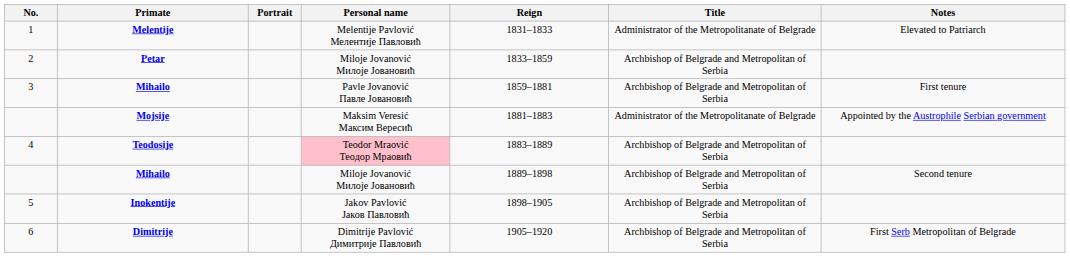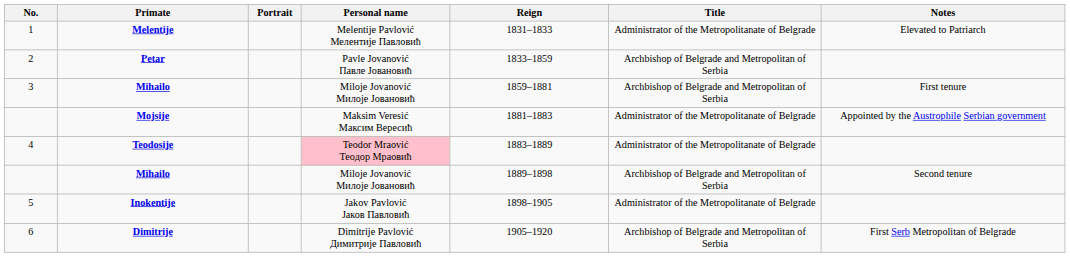(376, 64) Miloje Jovanović Милоје Јовановић -> (376, 64) Pavle Jovanović Павле Јовановић
(376, 93) Pavle Jovanović Павле Јовановић -> (376, 93) Miloje Jovanović Милоје Јовановић
(715, 151) Archbishop of Belgrade and Metropolitan of Serbia -> (715, 145) Administrator of the Metropolitanate of Belgrade
(715, 209) Archbishop of Belgrade and Metropolitan of Serbia -> (715, 202) Administrator of the Metropolitanate of Belgrade
